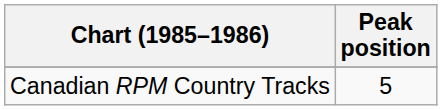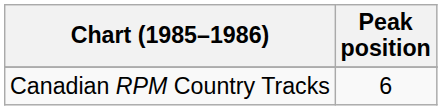(386, 85) 5 -> (386, 85) 6
